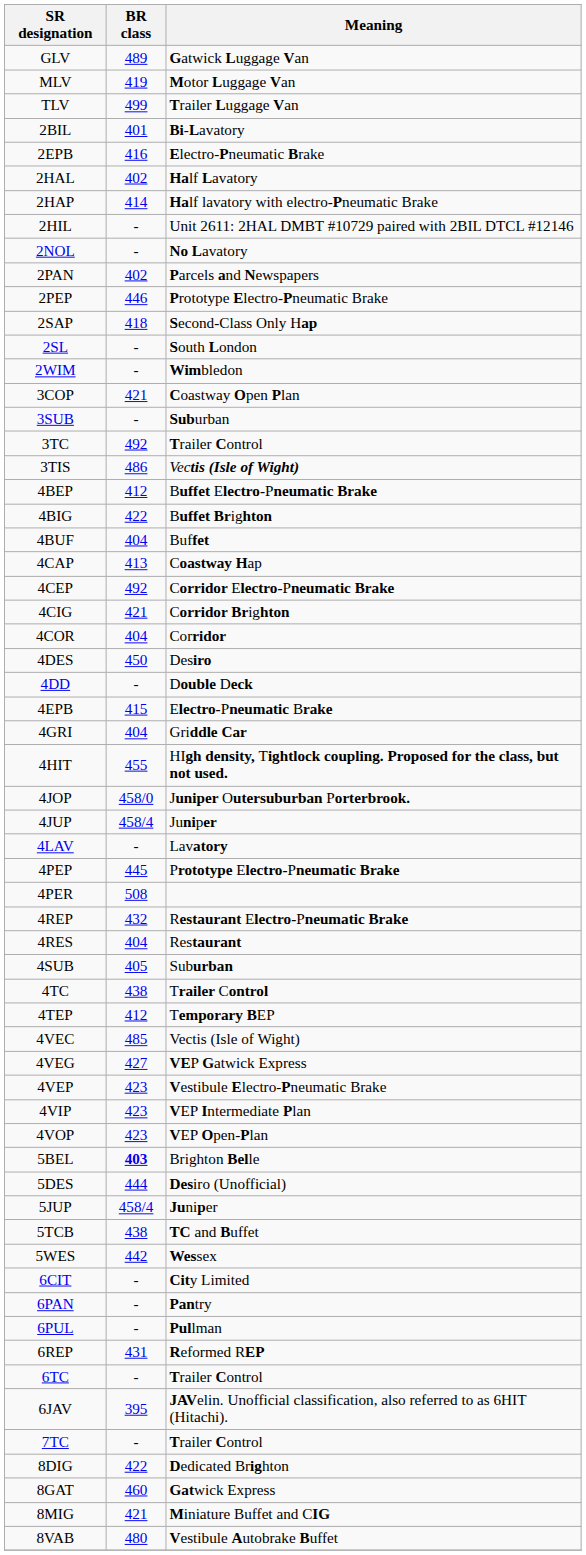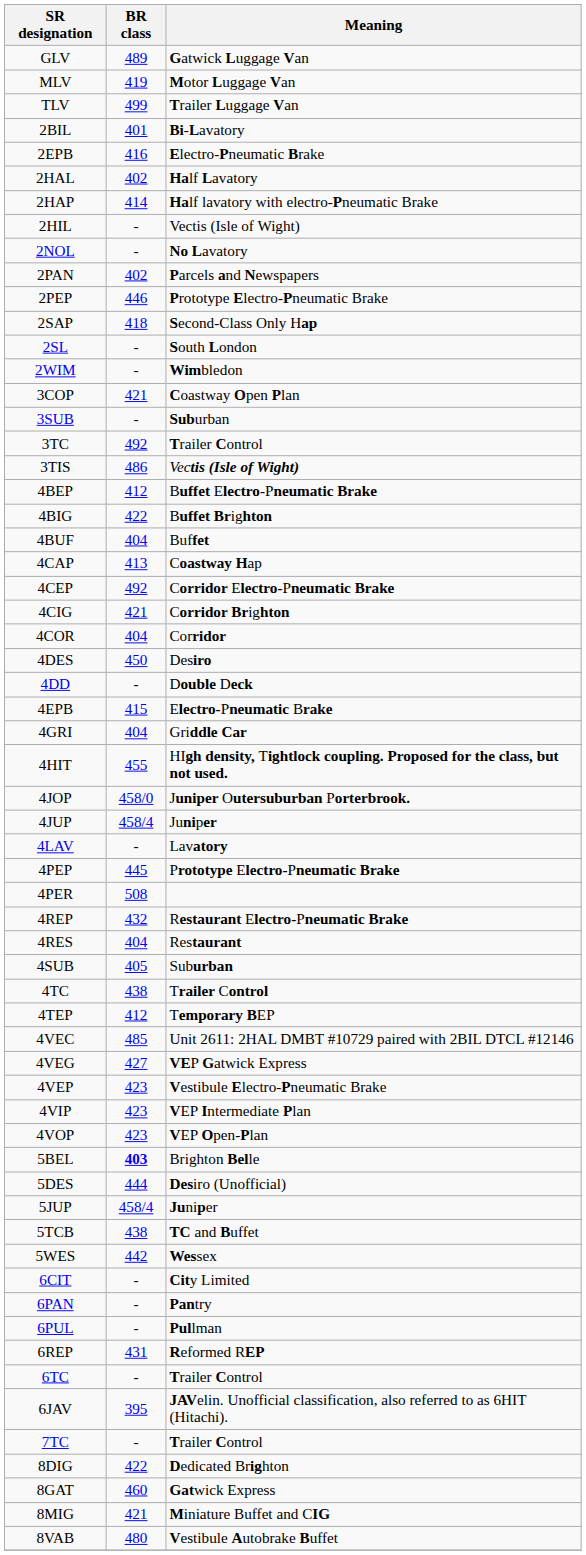(371, 226) Unit 2611: 2HAL DMBT #10729 paired with 2BIL DTCL #12146 -> (235, 226) Vectis (Isle of Wight)
(235, 1039) Vectis (Isle of Wight) -> (371, 1039) Unit 2611: 2HAL DMBT #10729 paired with 2BIL DTCL #12146
